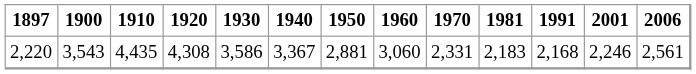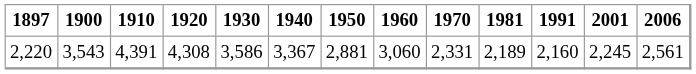(136, 51) 4,435 -> (136, 51) 4,391
(505, 51) 2,183 -> (505, 51) 2,189
(557, 51) 2,168 -> (557, 51) 2,160
(610, 51) 2,246 -> (610, 51) 2,245
